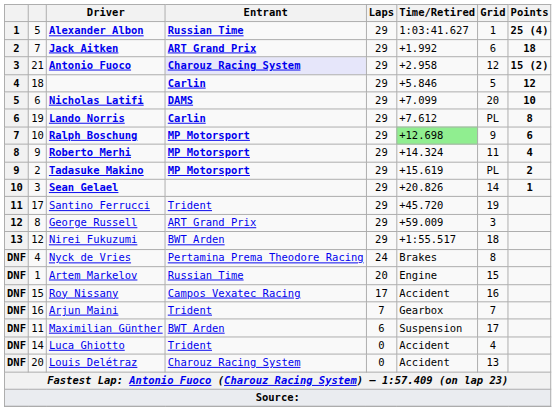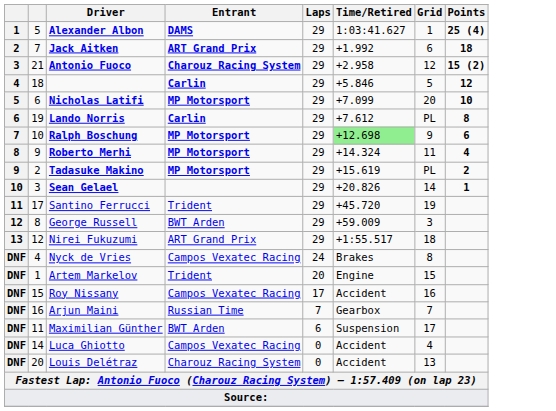(206, 31) Russian Time -> (180, 31) DAMS
(234, 66) lavender background -> (234, 66) no background
(180, 101) DAMS -> (209, 101) MP Motorsport
(212, 223) ART Grand Prix -> (196, 223) BWT Arden
(196, 241) BWT Arden -> (212, 241) ART Grand Prix
(266, 258) Pertamina Prema Theodore Racing -> (234, 258) Campos Vexatec Racing
(206, 276) Russian Time -> (190, 276) Trident
(190, 311) Trident -> (206, 311) Russian Time
(190, 345) Trident -> (234, 345) Campos Vexatec Racing
